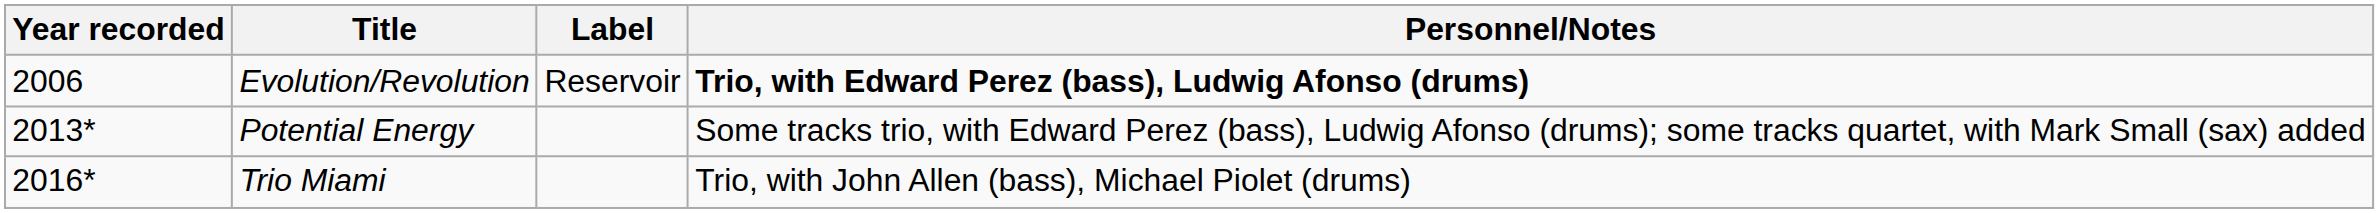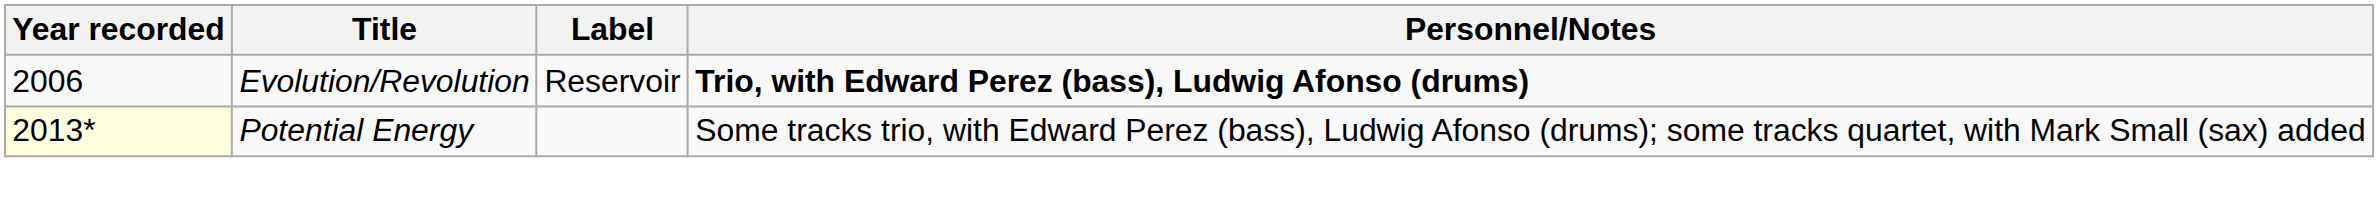(54, 130) no background -> (54, 130) lightyellow background
- row: (313, 181)
